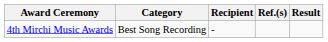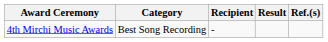columns swapped: (306, 12) <-> (272, 12)
